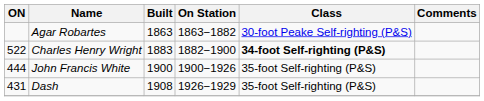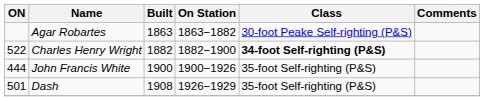(160, 50) 1883 -> (160, 50) 1882
(17, 86) 431 -> (17, 86) 501
